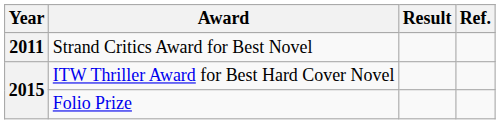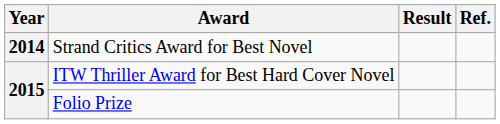(27, 47) 2011 -> (27, 47) 2014
